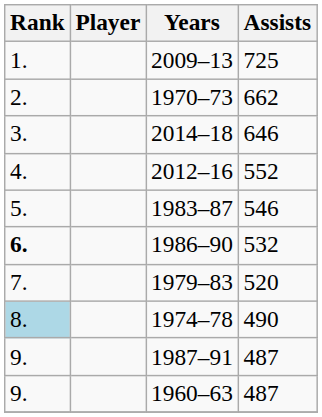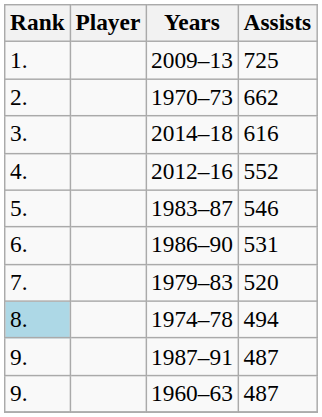(261, 134) 646 -> (261, 134) 616
(19, 245) bold -> (19, 245) normal
(261, 245) 532 -> (261, 245) 531
(261, 319) 490 -> (261, 319) 494
